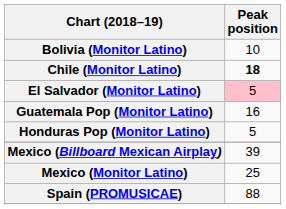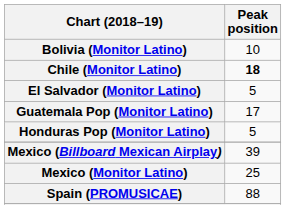(253, 91) pink background -> (253, 91) no background
(253, 111) 16 -> (253, 111) 17
